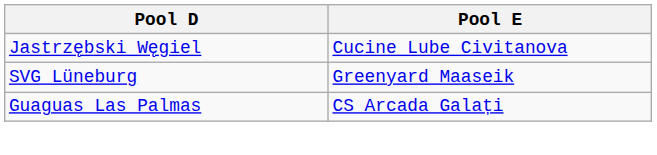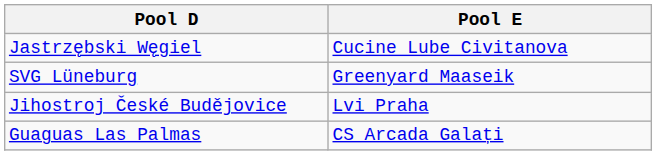+ row: (148, 106)
